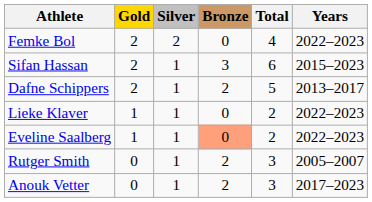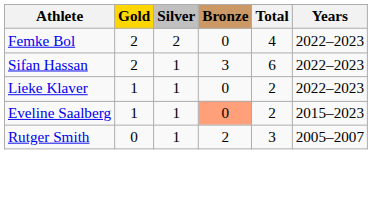(330, 64) 2015–2023 -> (330, 64) 2022–2023
- row: (58, 88)
(330, 137) 2022–2023 -> (330, 112) 2015–2023
- row: (49, 185)
